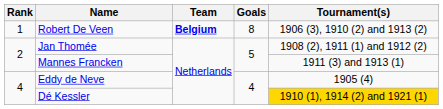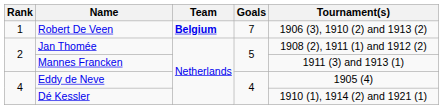(251, 29) 8 -> (251, 29) 7
(353, 96) gold background -> (353, 96) no background
